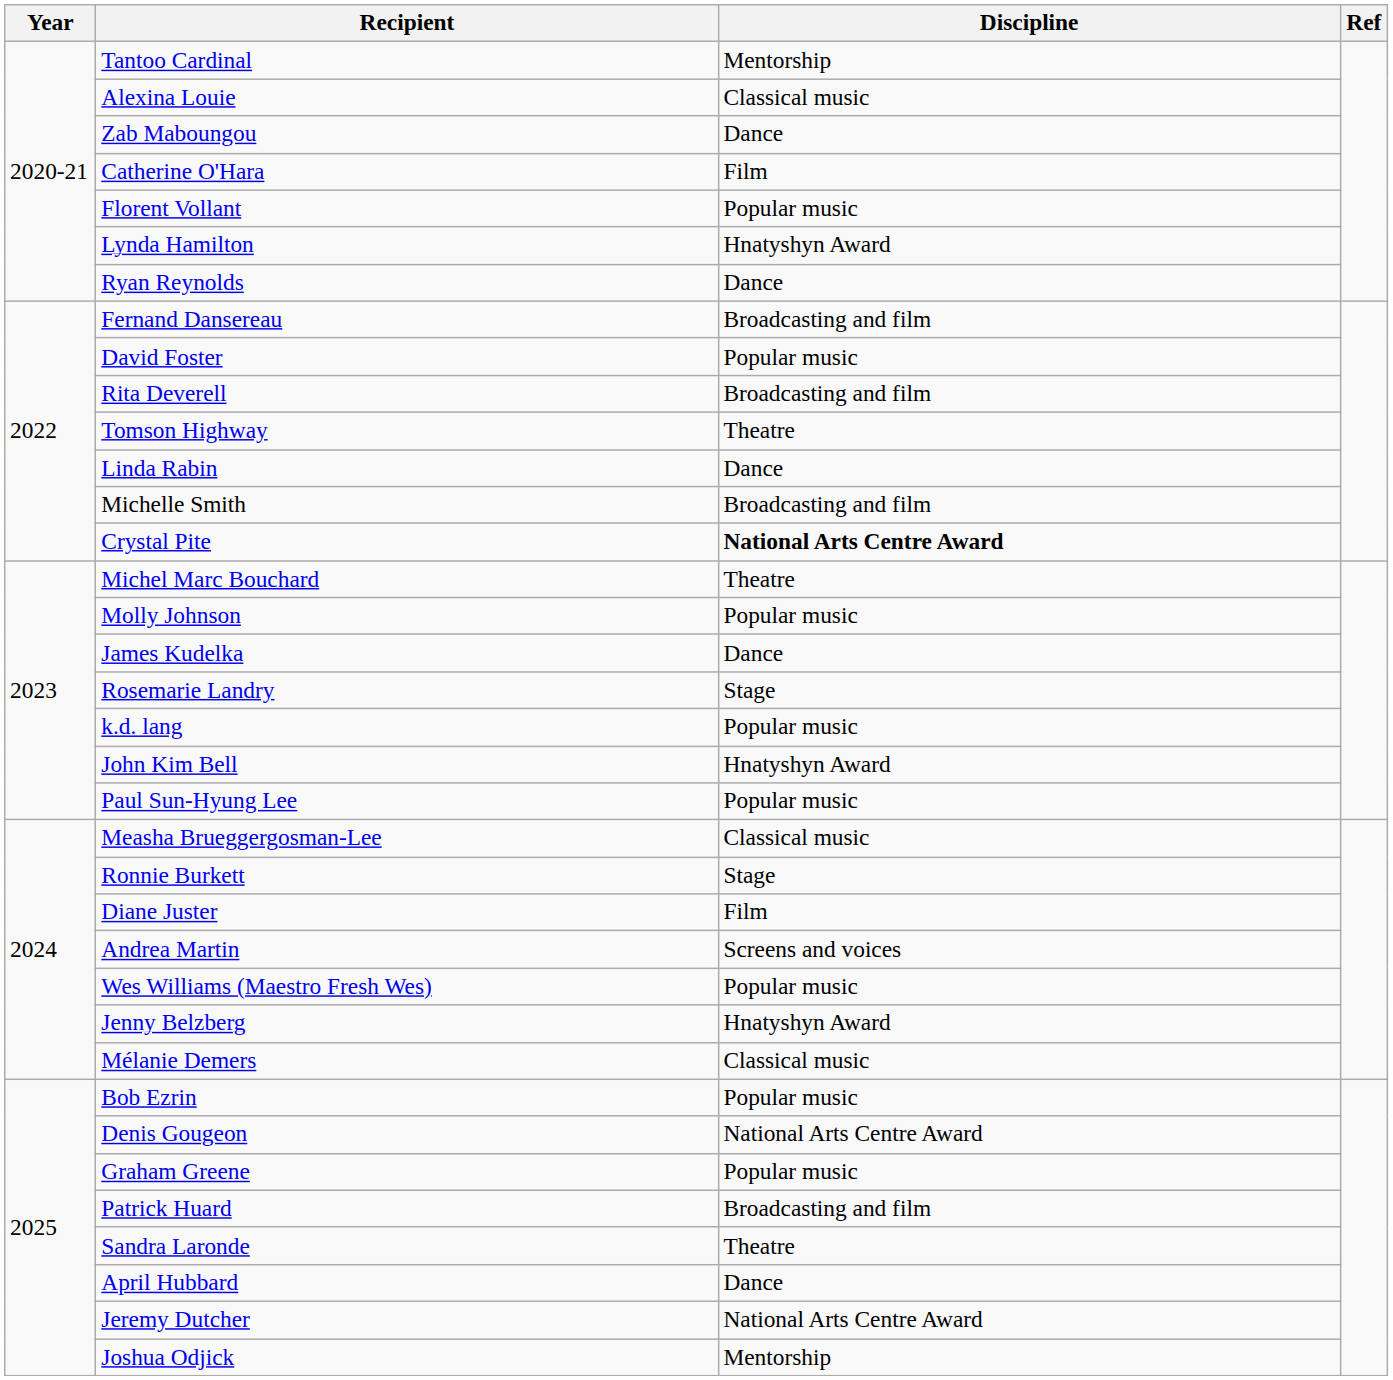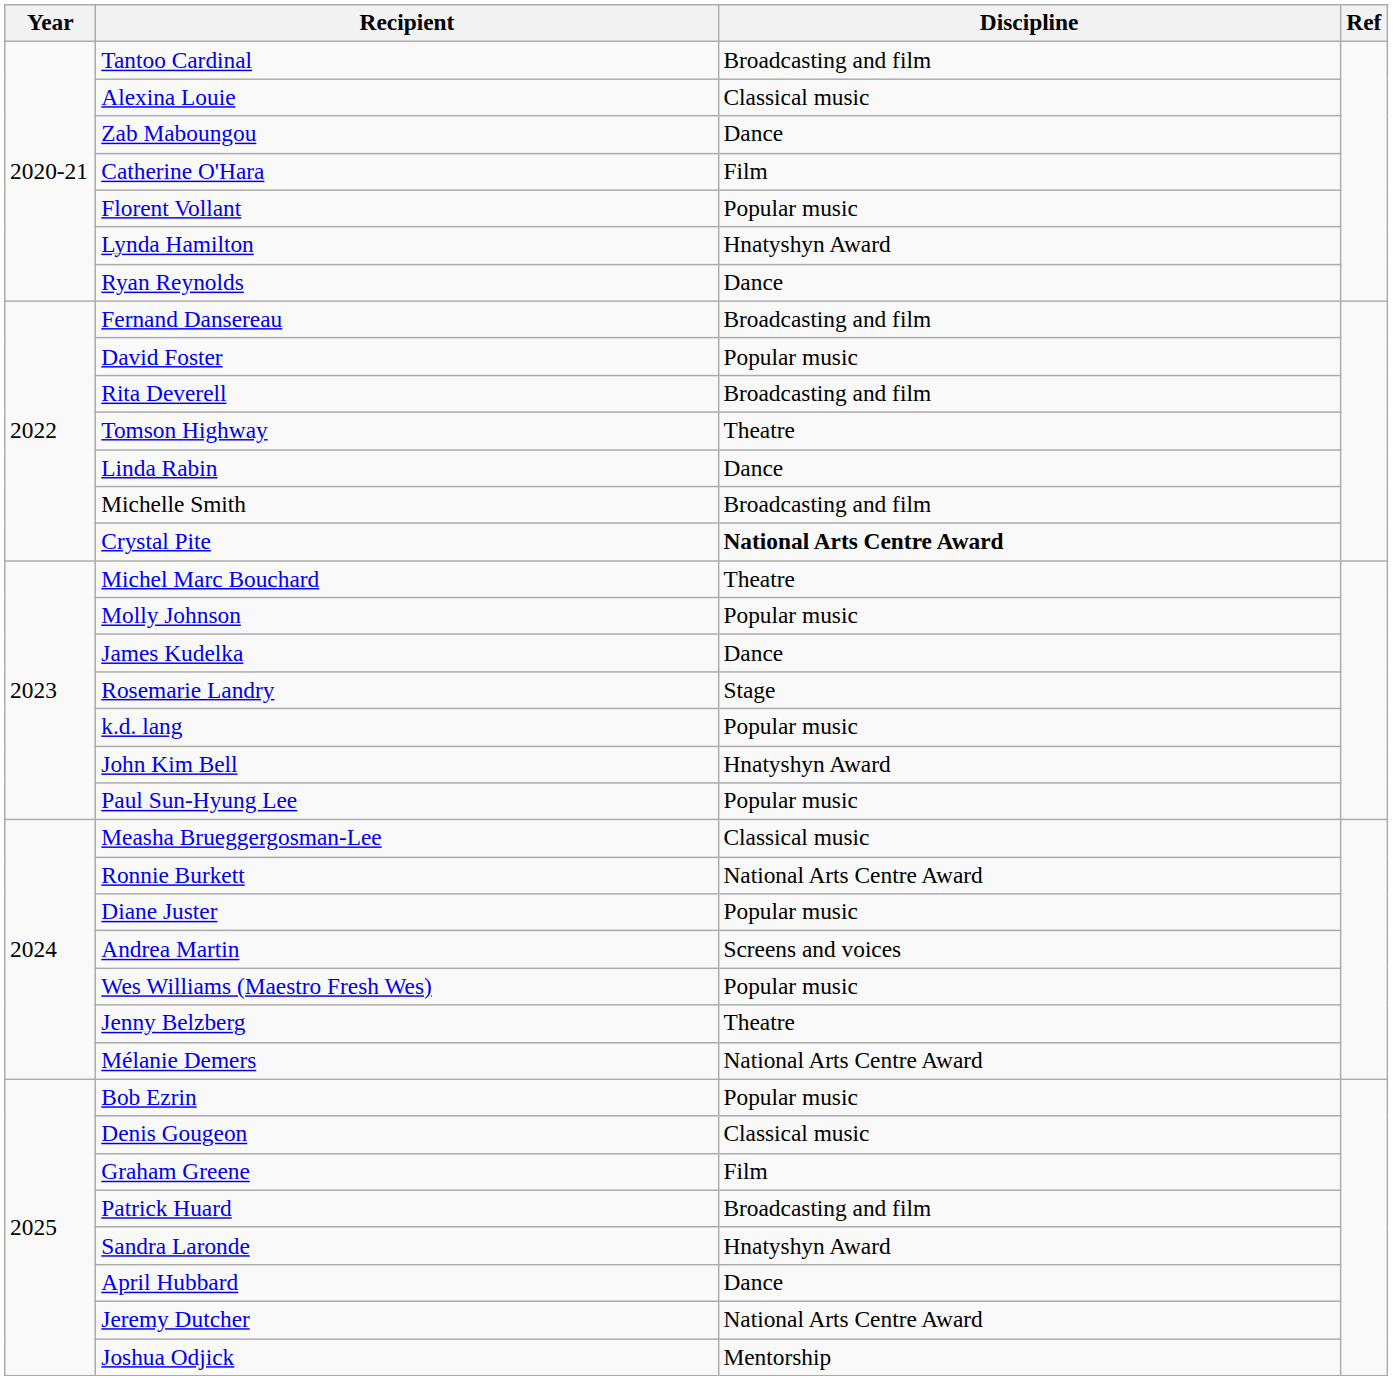(777, 60) Mentorship -> (827, 60) Broadcasting and film
(749, 875) Stage -> (853, 875) National Arts Centre Award
(746, 912) Film -> (791, 912) Popular music
(807, 1023) Hnatyshyn Award -> (759, 1023) Theatre
(796, 1060) Classical music -> (853, 1060) National Arts Centre Award
(853, 1134) National Arts Centre Award -> (796, 1134) Classical music
(791, 1171) Popular music -> (746, 1171) Film
(759, 1245) Theatre -> (807, 1245) Hnatyshyn Award
